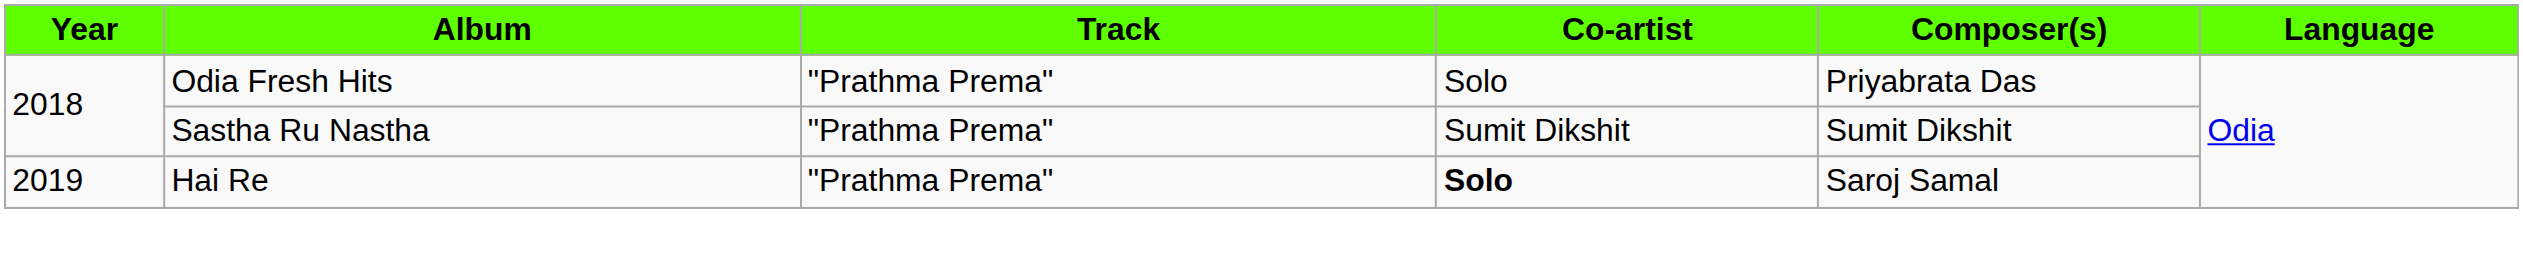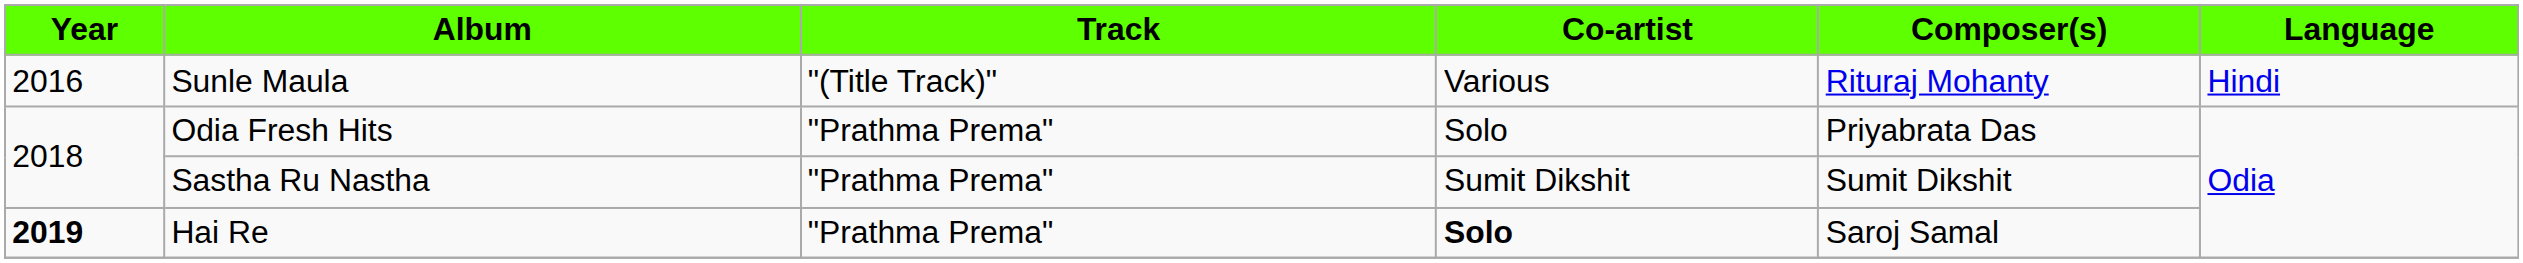+ row: (260, 80)
(48, 181) normal -> (48, 231) bold
